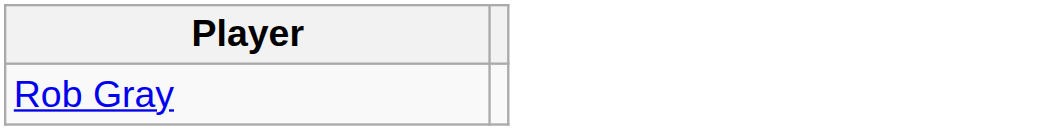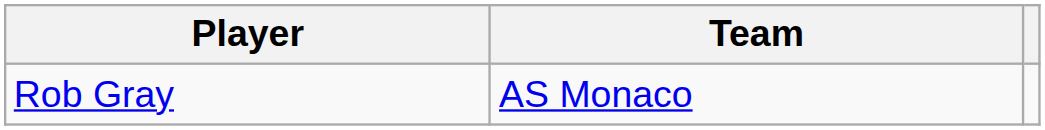+ column: (756, 34)
